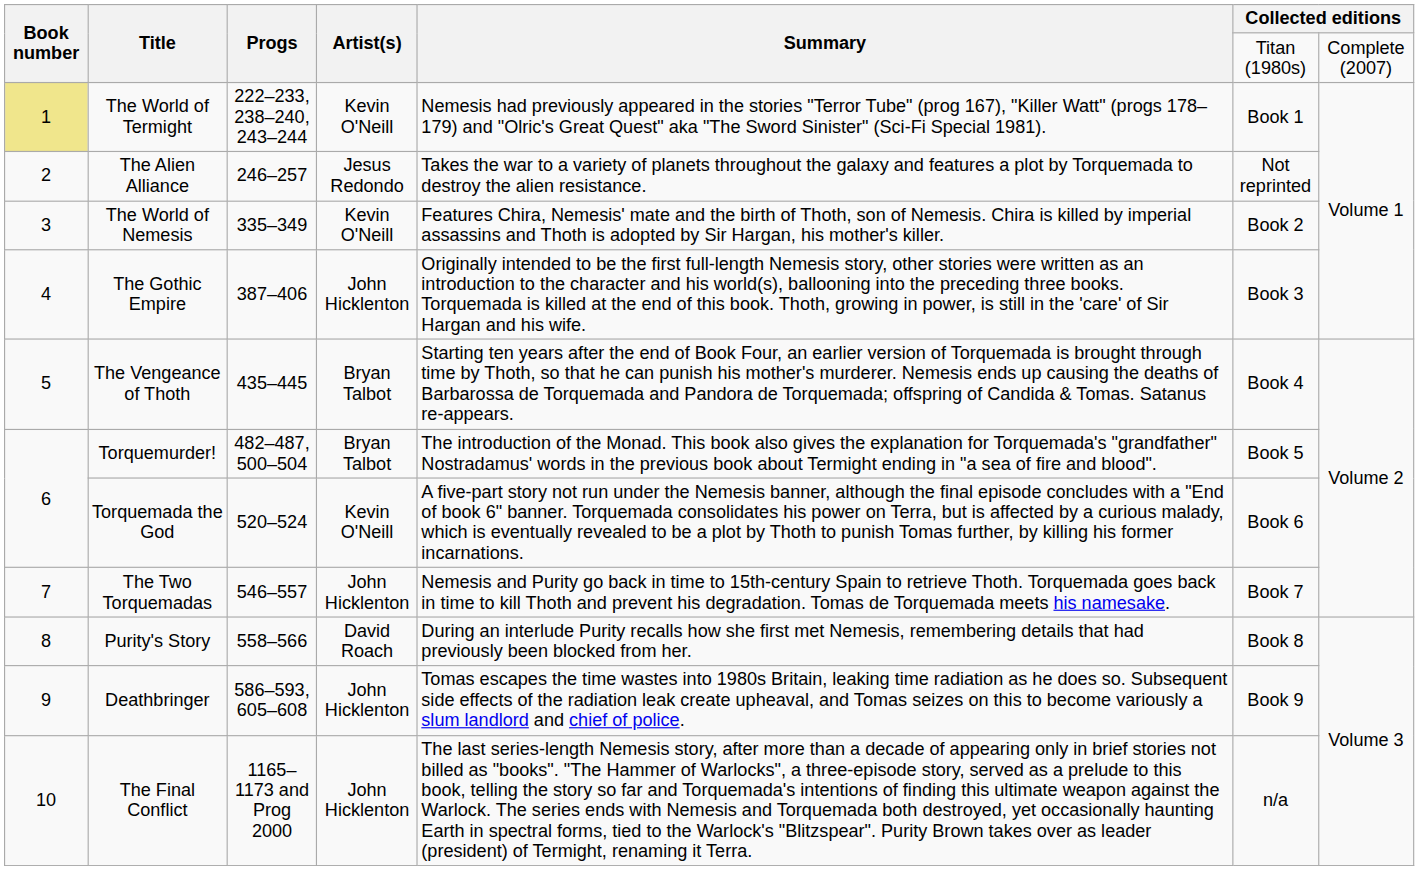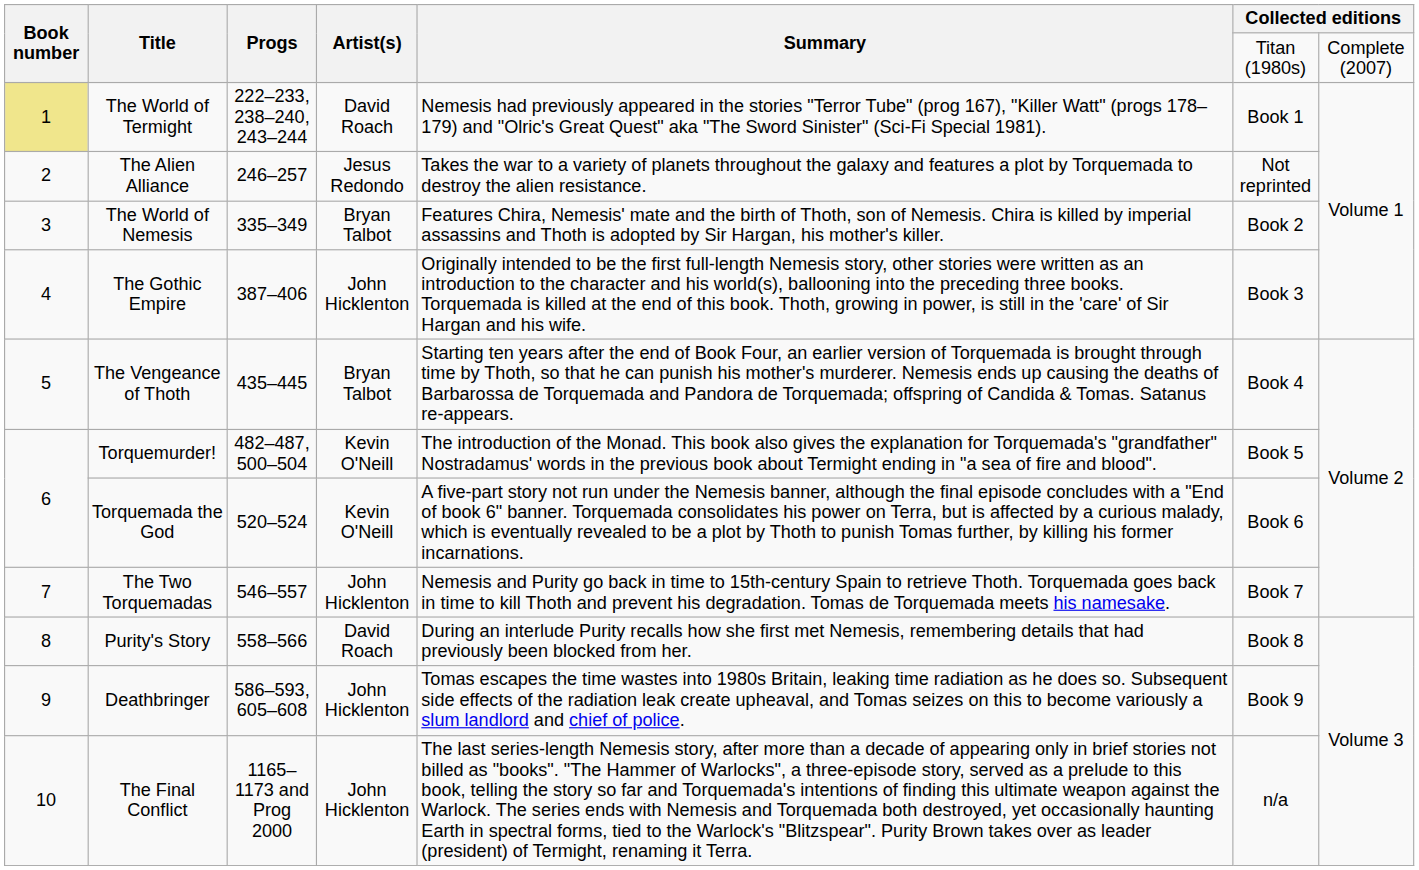(367, 116) Kevin O'Neill -> (367, 116) David Roach
(367, 225) Kevin O'Neill -> (367, 225) Bryan Talbot
(367, 453) Bryan Talbot -> (367, 453) Kevin O'Neill
